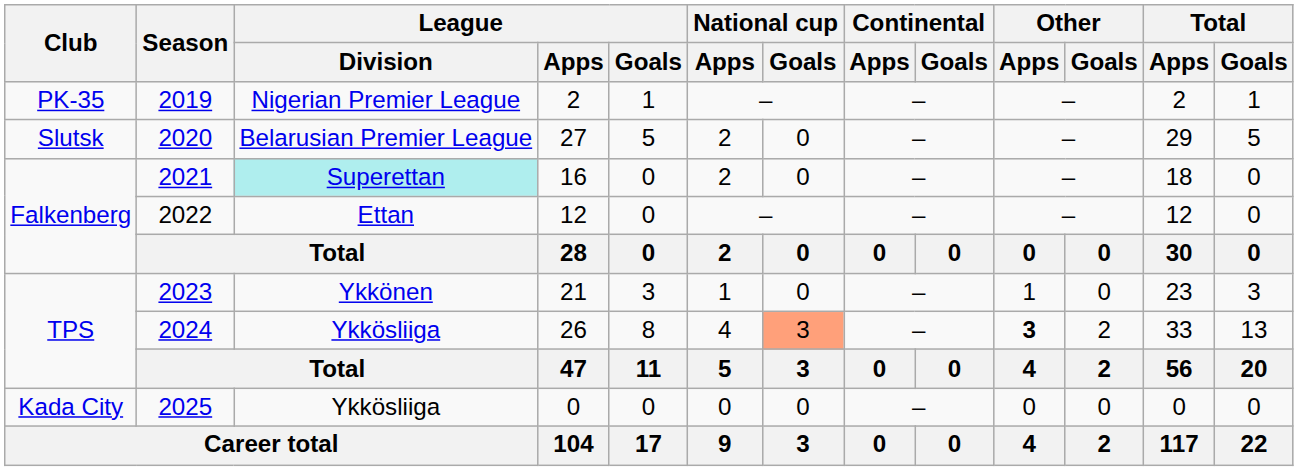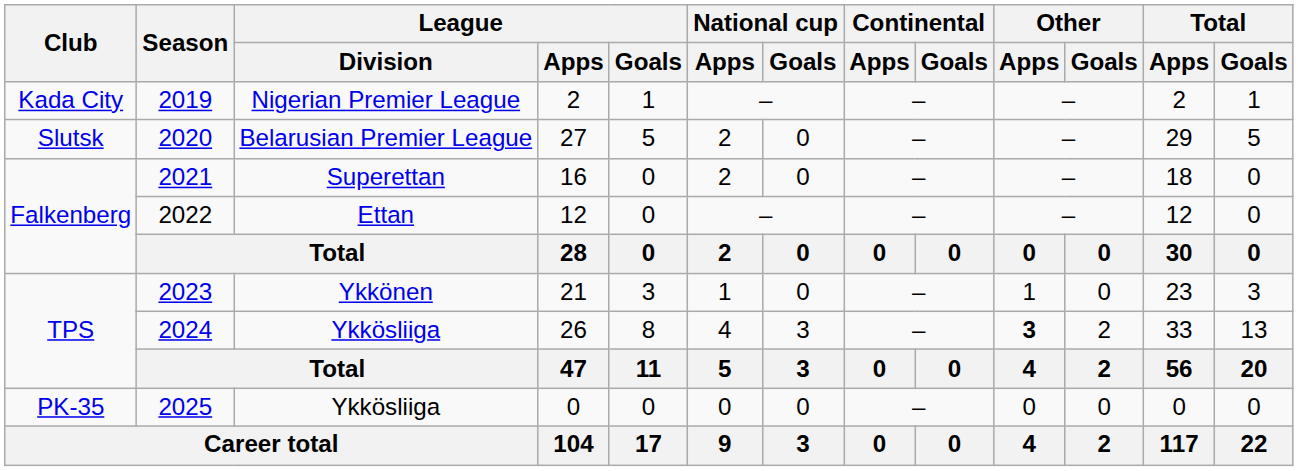(71, 100) PK-35 -> (71, 100) Kada City
(386, 176) paleturquoise background -> (386, 176) no background
(803, 330) lightsalmon background -> (803, 330) no background
(71, 406) Kada City -> (71, 406) PK-35
